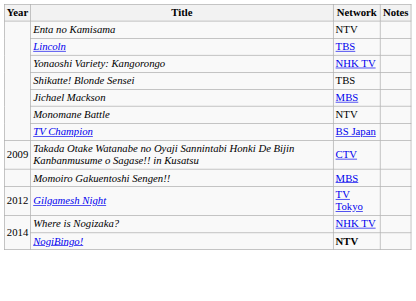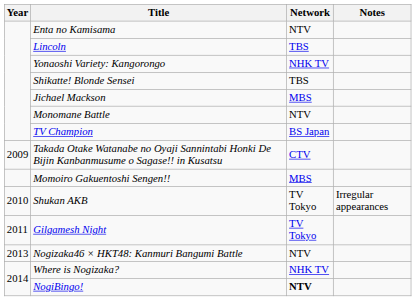+ row: (60, 201)
(18, 201) 2012 -> (17, 230) 2011
+ row: (138, 253)
